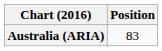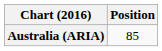(133, 35) 83 -> (133, 35) 85
